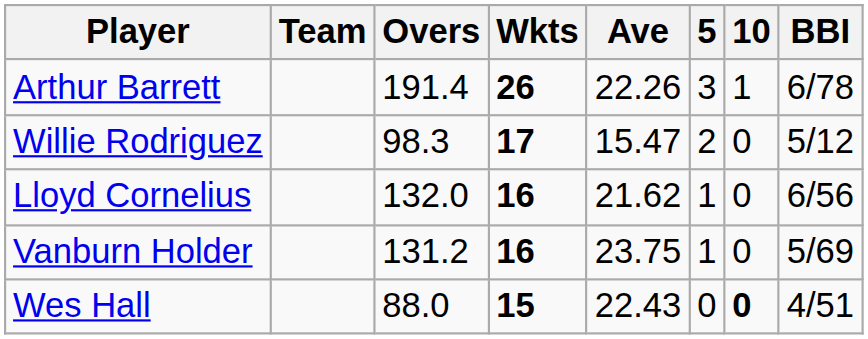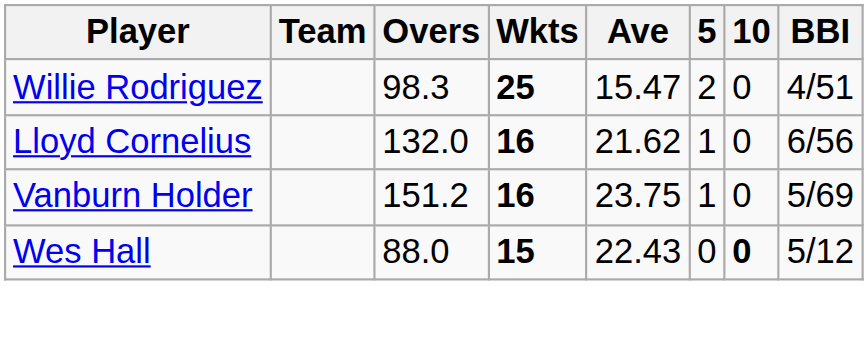- row: (117, 86)
(515, 141) 17 -> (515, 86) 25
(820, 141) 5/12 -> (820, 86) 4/51
(426, 251) 131.2 -> (426, 196) 151.2
(820, 305) 4/51 -> (820, 251) 5/12
